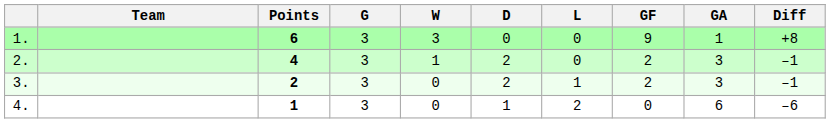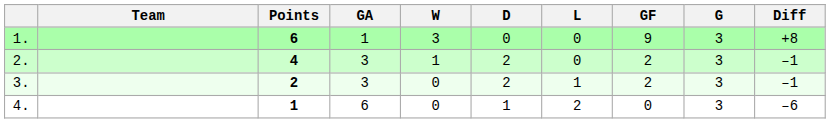columns swapped: (365, 16) <-> (719, 16)
